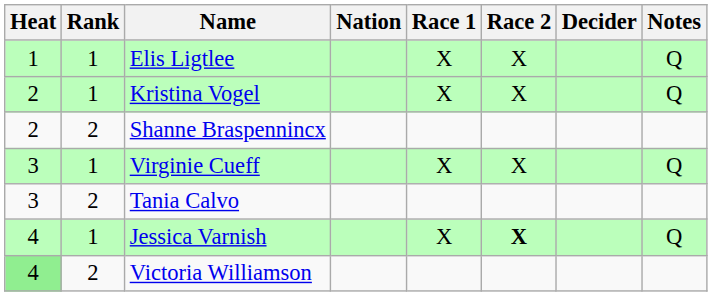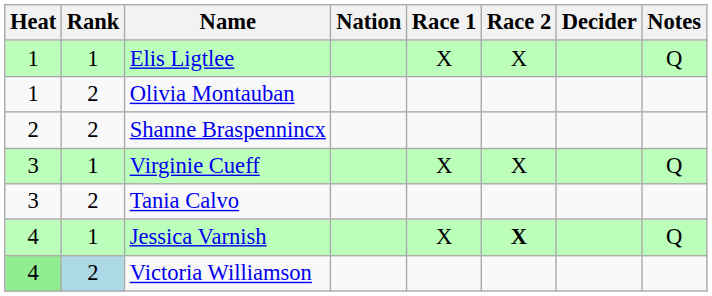+ row: (212, 93)
- row: (195, 93)
(93, 272) no background -> (93, 272) lightblue background
